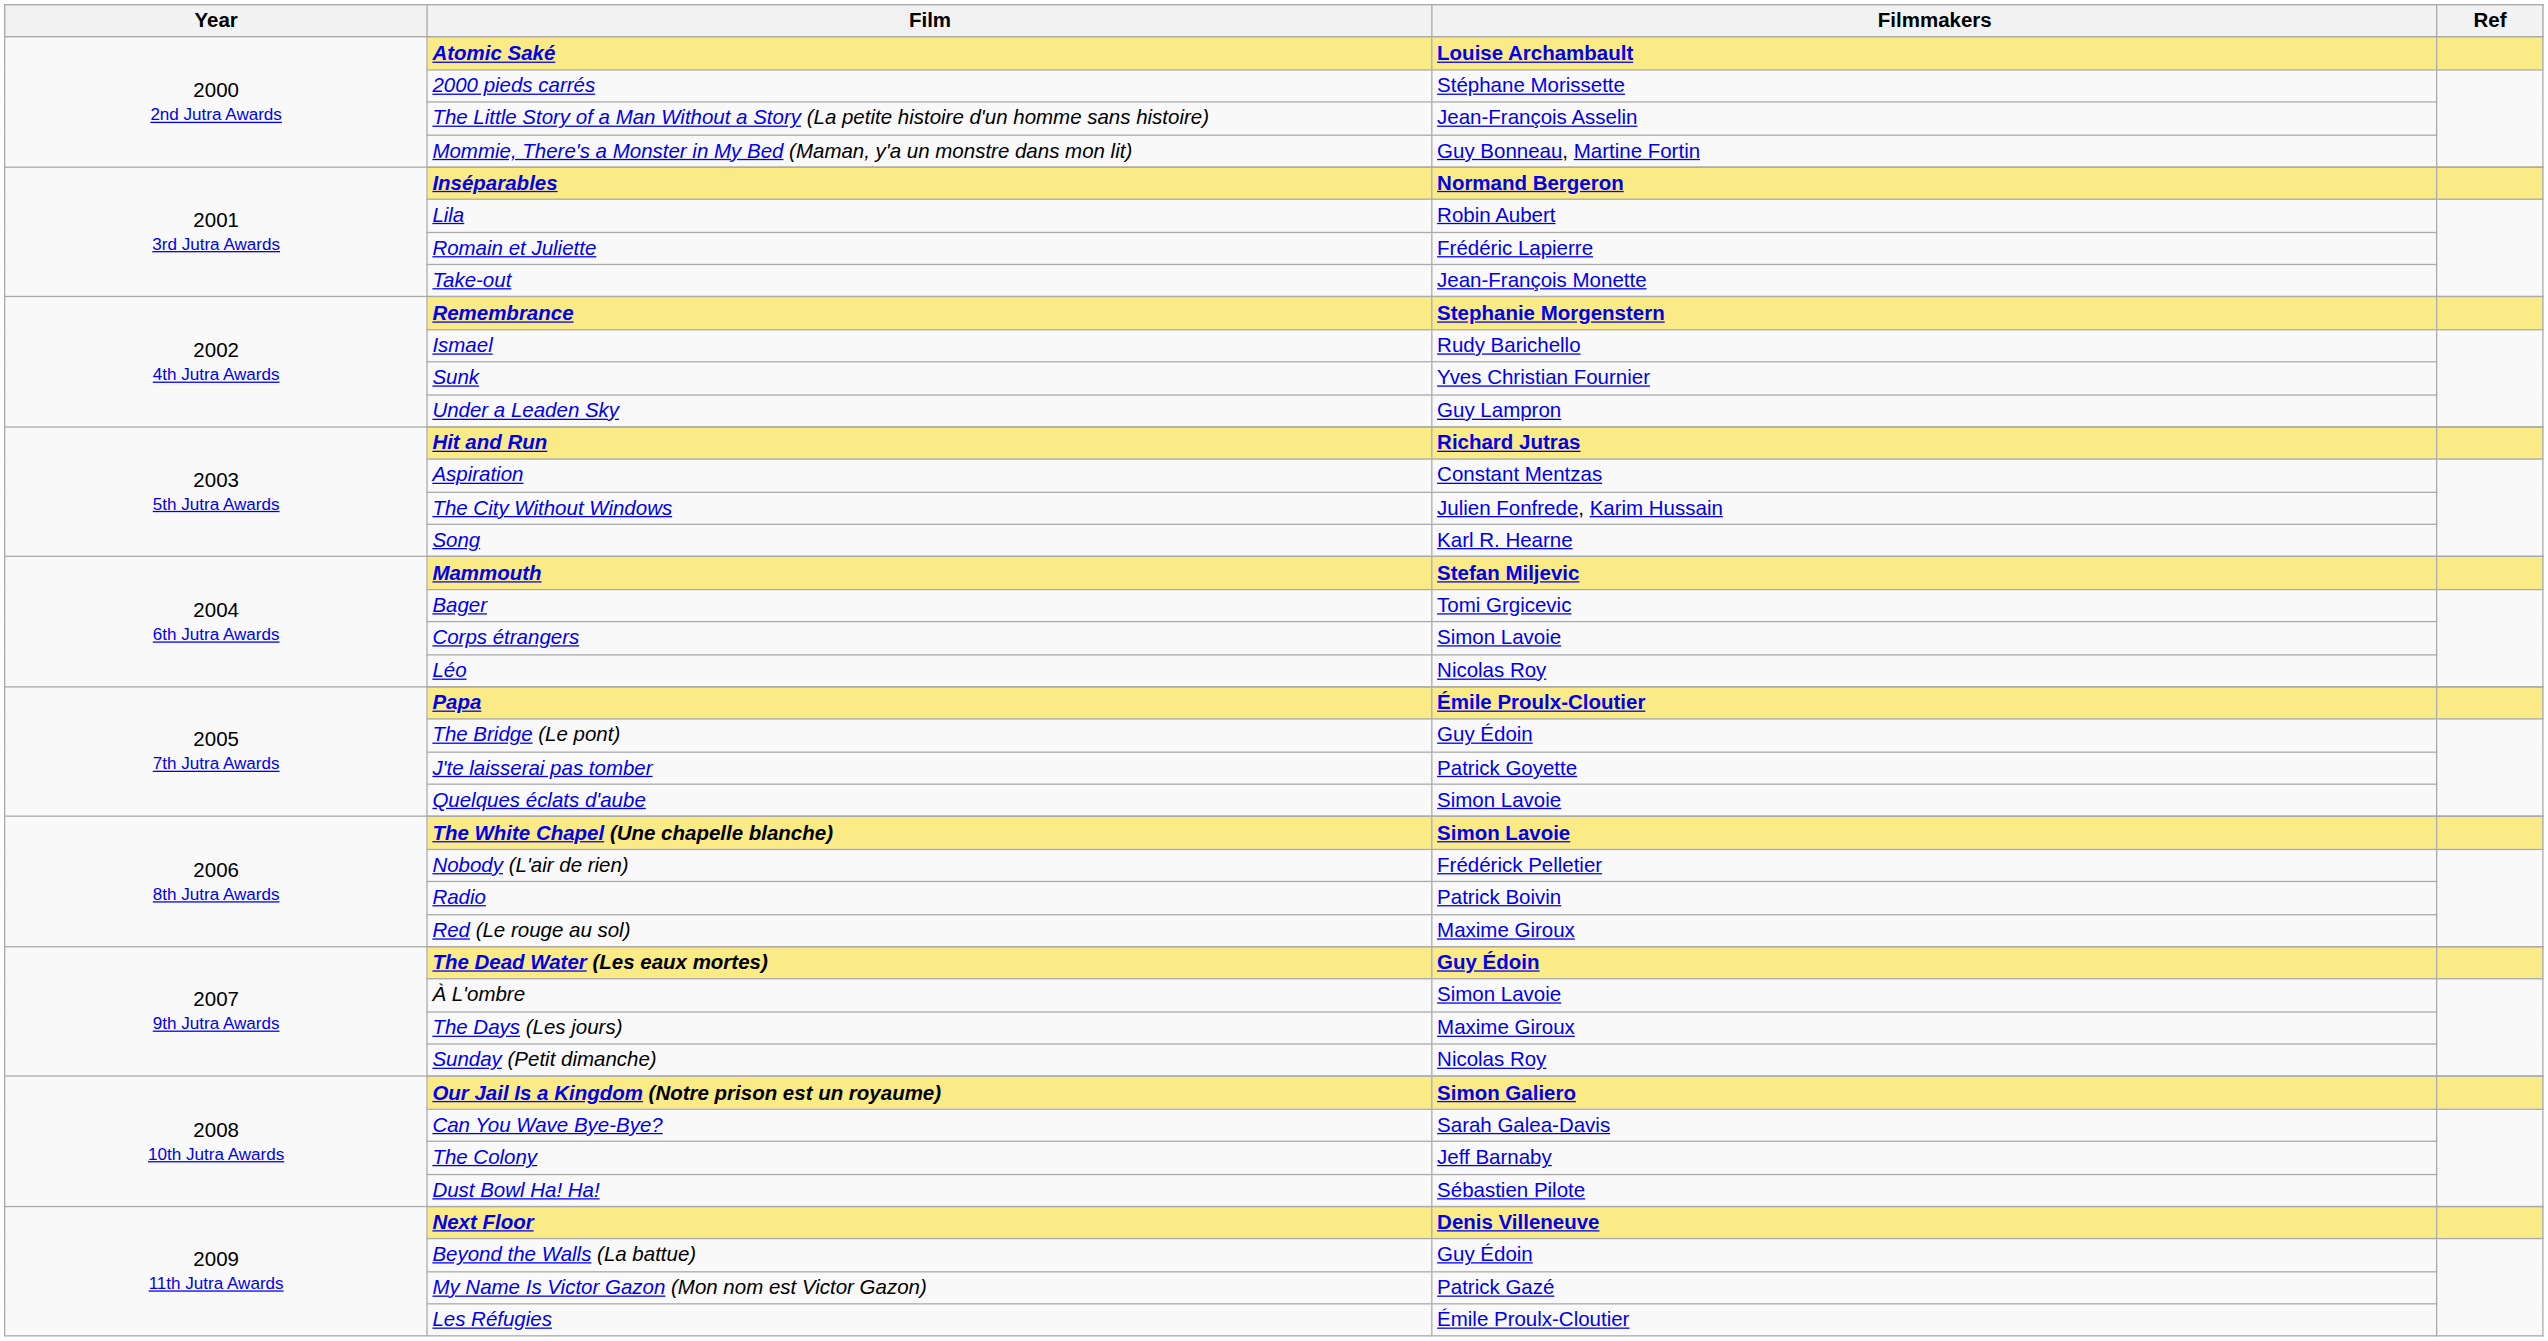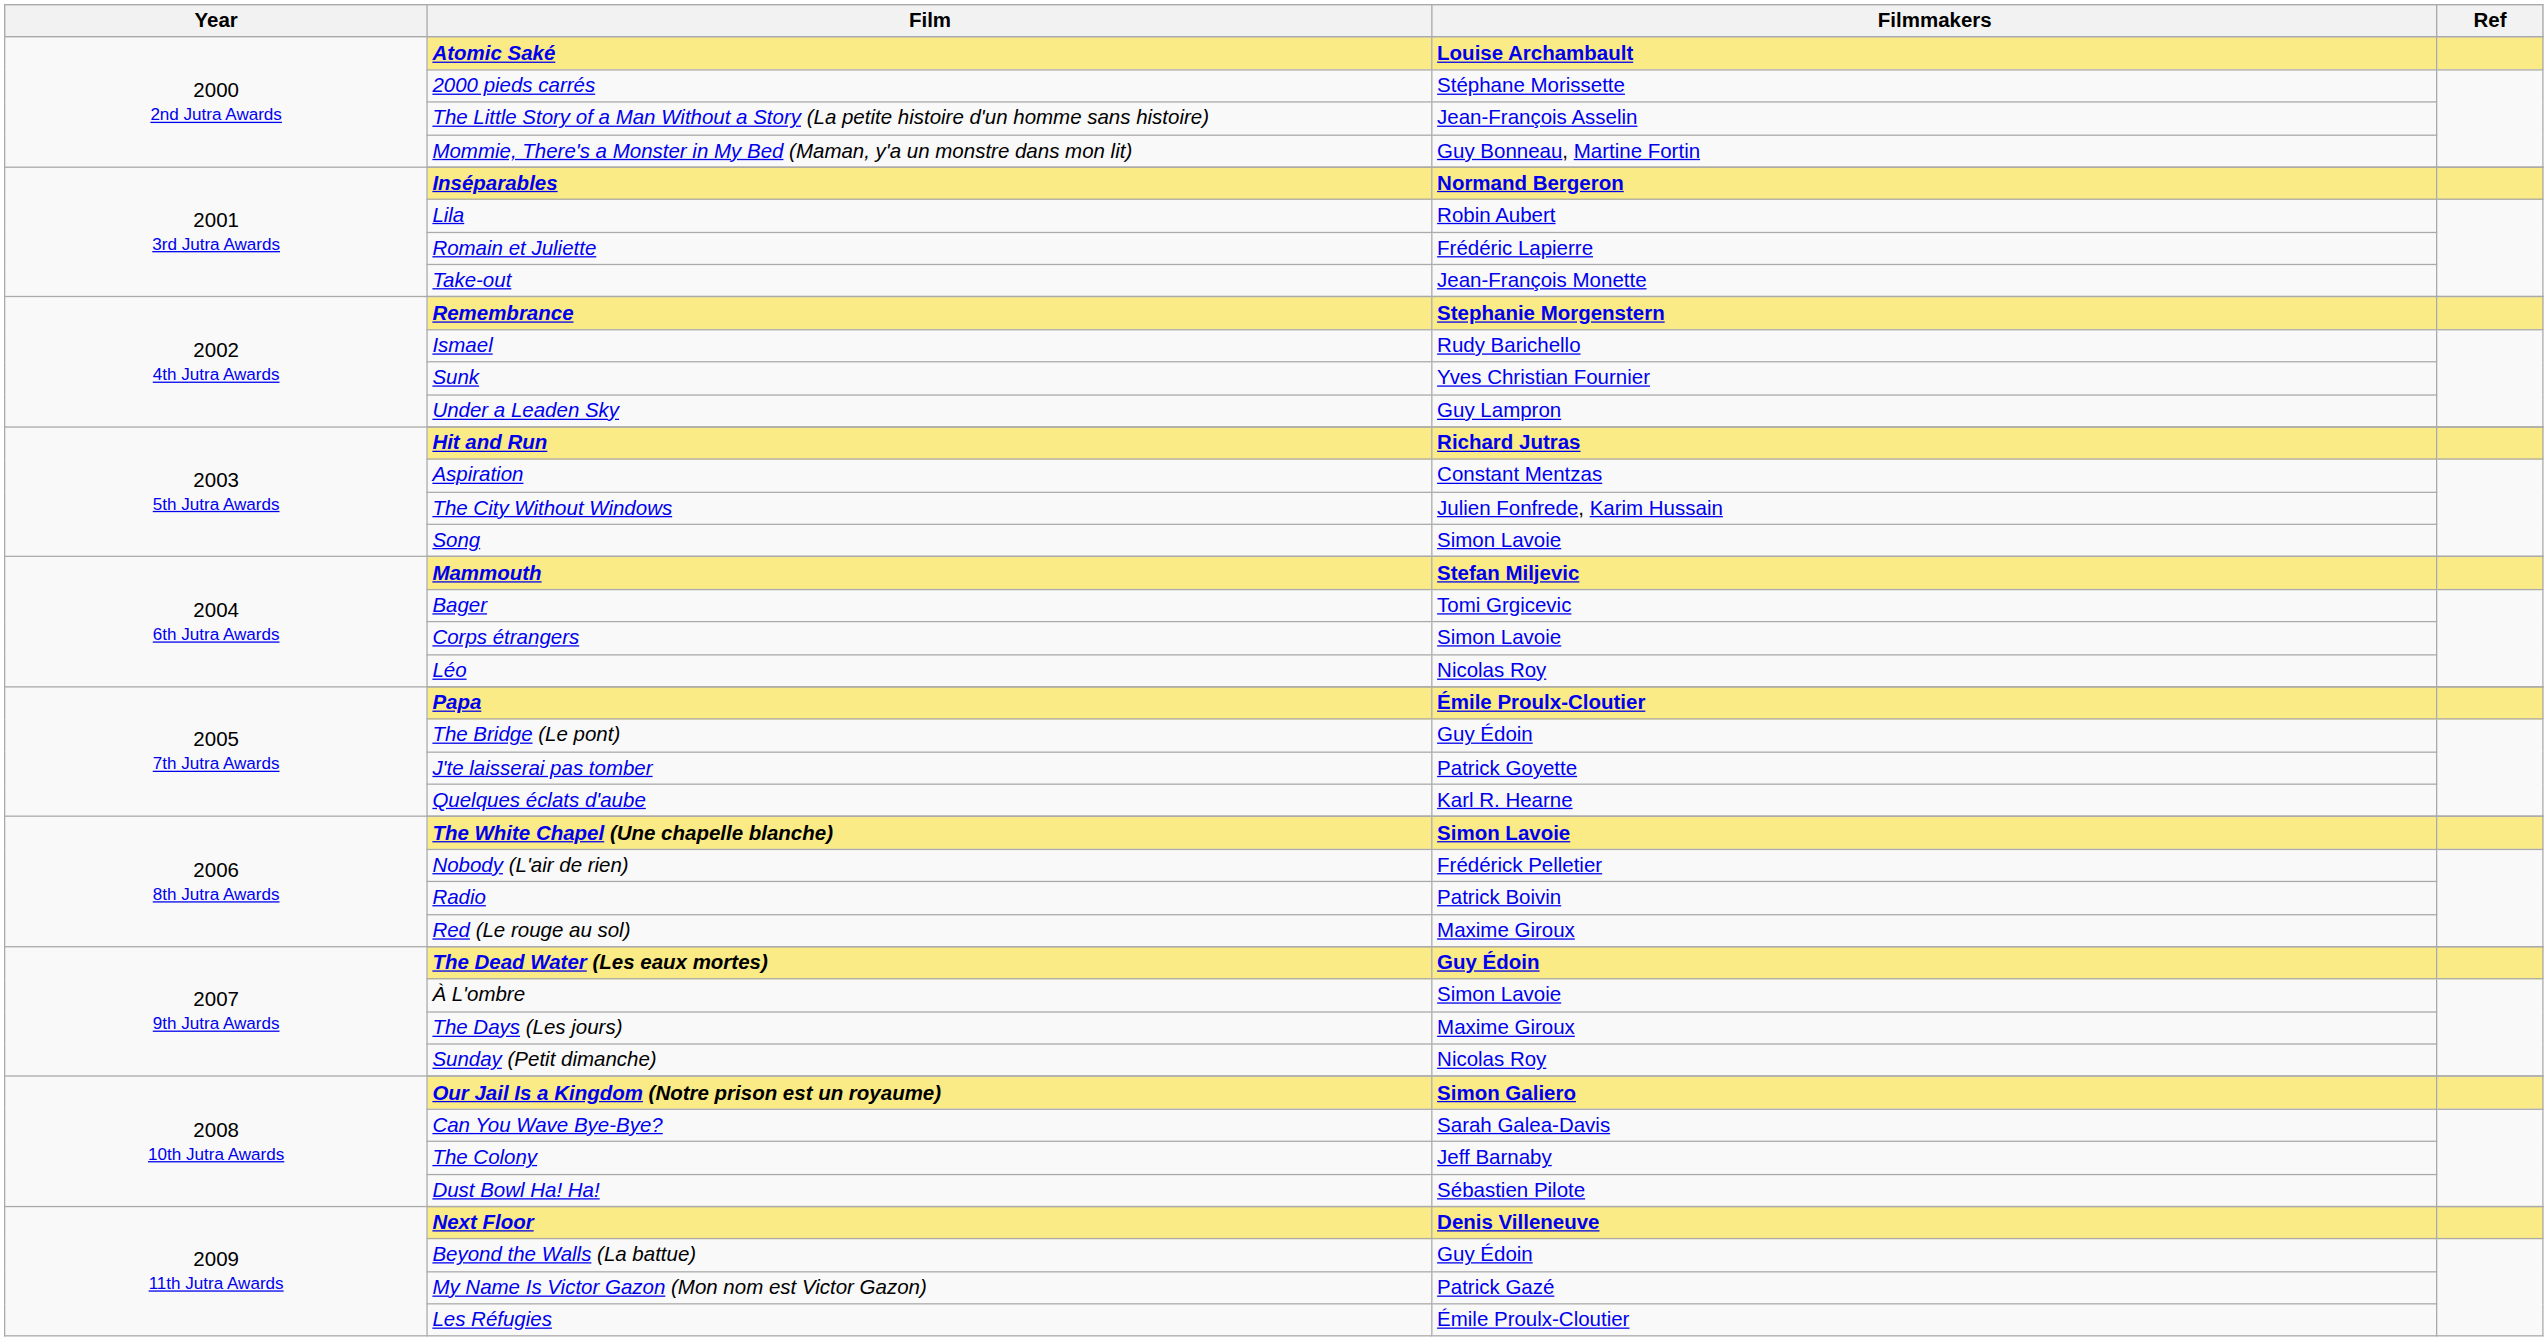(1505, 540) Karl R. Hearne -> (1499, 540) Simon Lavoie
(1499, 800) Simon Lavoie -> (1505, 800) Karl R. Hearne
